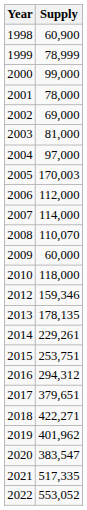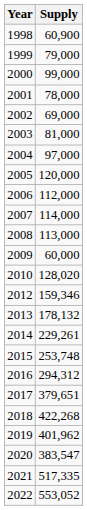(62, 54) 78,999 -> (62, 54) 79,000
(59, 174) 170,003 -> (59, 174) 120,000
(59, 235) 110,070 -> (59, 235) 113,000
(59, 275) 118,000 -> (59, 275) 128,020
(59, 315) 178,135 -> (59, 315) 178,132
(59, 355) 253,751 -> (59, 355) 253,748
(59, 415) 422,271 -> (59, 415) 422,268
